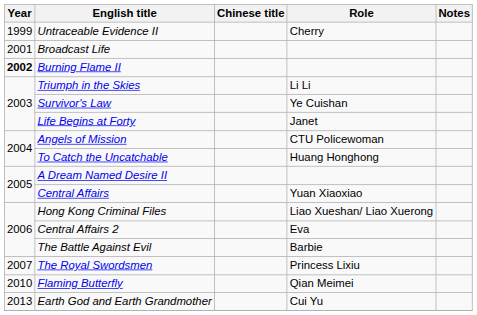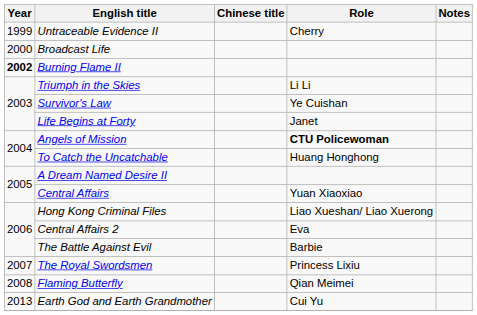(20, 49) 2001 -> (20, 49) 2000
(337, 139) normal -> (339, 139) bold
(20, 283) 2010 -> (20, 283) 2008
